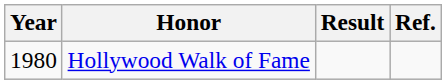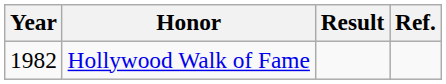(33, 60) 1980 -> (33, 60) 1982
